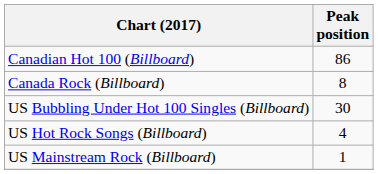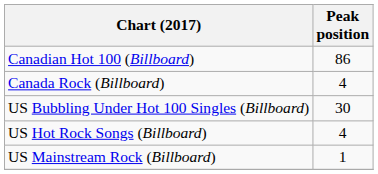(343, 83) 8 -> (343, 83) 4
